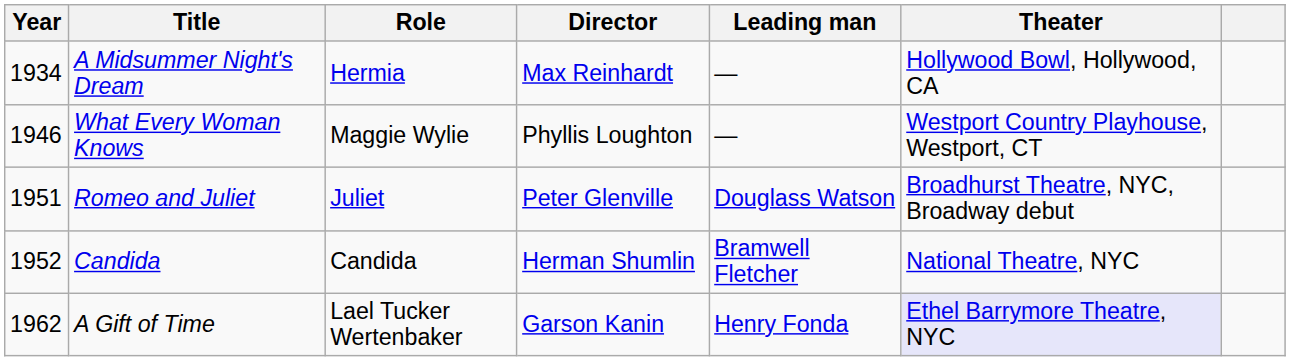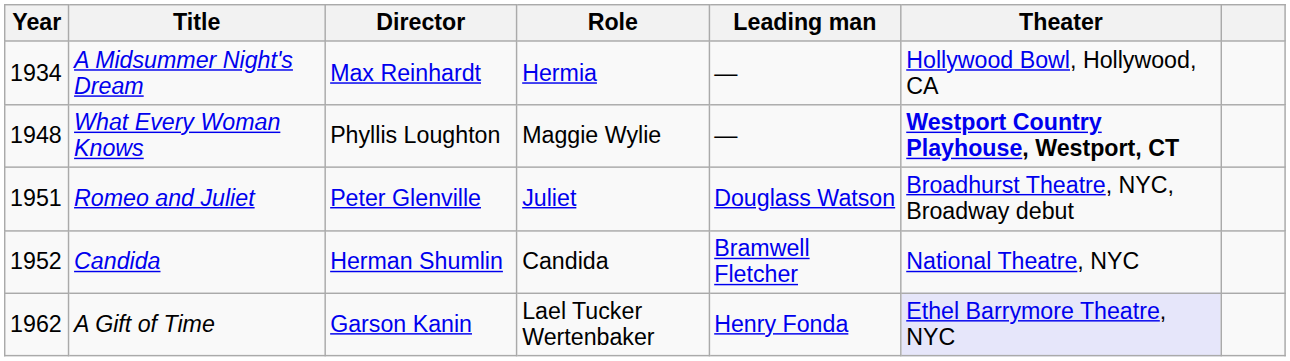columns swapped: (421, 22) <-> (613, 22)
(36, 135) 1946 -> (36, 135) 1948
(1057, 135) normal -> (1043, 135) bold
